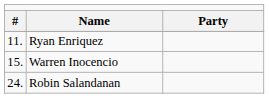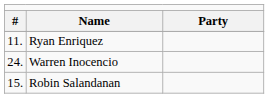(15, 62) 15. -> (15, 62) 24.
(15, 83) 24. -> (15, 83) 15.
